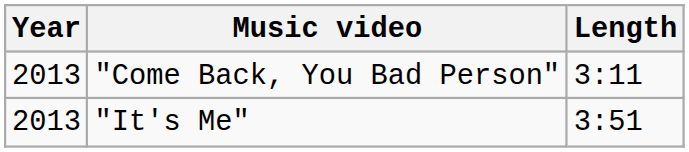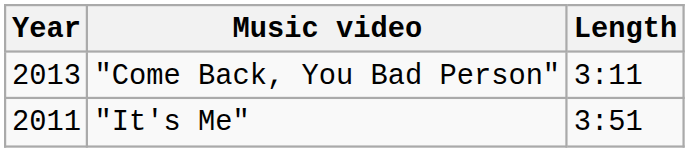(46, 122) 2013 -> (46, 122) 2011
